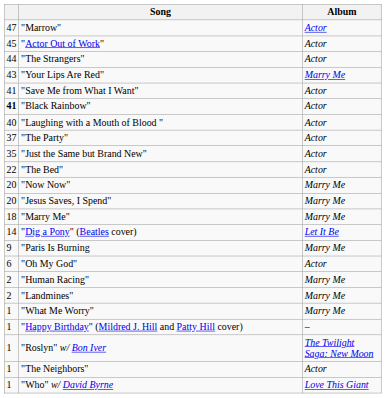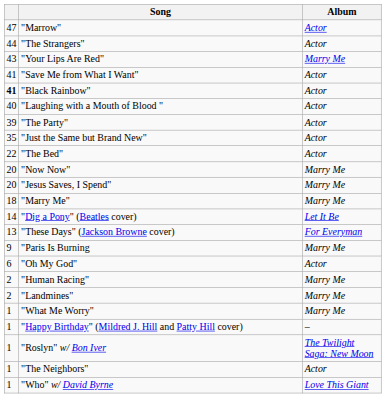- row: (63, 43)
(12, 138) 37 -> (12, 122) 39
+ row: (98, 232)
